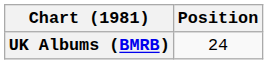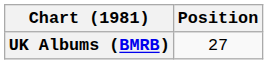(218, 46) 24 -> (218, 46) 27
